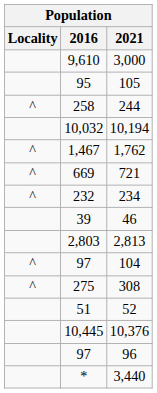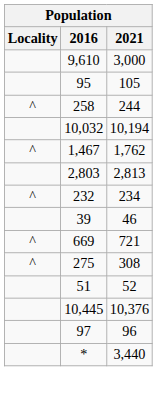rows swapped: (129, 241) <-> (129, 173)
- row: (129, 264)
